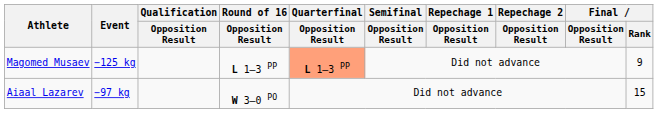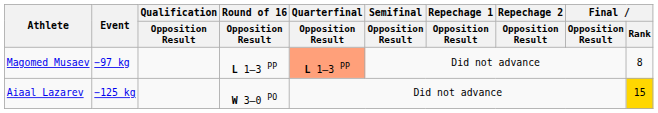(115, 62) −125 kg -> (112, 62) −97 kg
(640, 62) 9 -> (640, 62) 8
(112, 93) −97 kg -> (115, 93) −125 kg
(640, 93) no background -> (640, 93) gold background
